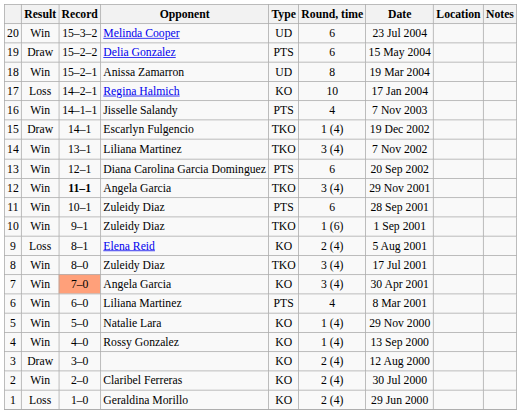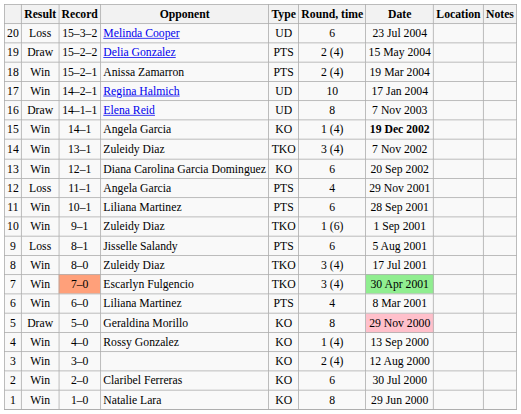(40, 33) Win -> (40, 33) Loss
(332, 52) 6 -> (332, 52) 2 (4)
(284, 72) UD -> (284, 72) PTS
(332, 72) 8 -> (332, 72) 2 (4)
(40, 91) Loss -> (40, 91) Win
(284, 91) KO -> (284, 91) UD
(40, 110) Win -> (40, 110) Draw
(141, 110) Jisselle Salandy -> (129, 110) Elena Reid
(284, 110) PTS -> (284, 110) UD
(332, 110) 4 -> (332, 110) 8
(40, 130) Draw -> (40, 130) Win
(149, 130) Escarlyn Fulgencio -> (137, 130) Angela Garcia
(284, 130) TKO -> (284, 130) KO
(400, 130) normal -> (400, 130) bold
(142, 149) Liliana Martinez -> (134, 149) Zuleidy Diaz
(284, 168) PTS -> (284, 168) KO
(40, 188) Win -> (40, 188) Loss
(80, 188) bold -> (80, 188) normal
(284, 188) TKO -> (284, 188) PTS
(332, 188) 3 (4) -> (332, 188) 4
(134, 207) Zuleidy Diaz -> (142, 207) Liliana Martinez
(129, 245) Elena Reid -> (141, 245) Jisselle Salandy
(284, 245) KO -> (284, 245) PTS
(332, 245) 2 (4) -> (332, 245) 6
(137, 284) Angela Garcia -> (149, 284) Escarlyn Fulgencio
(284, 284) KO -> (284, 284) TKO
(400, 284) no background -> (400, 284) lightgreen background
(40, 323) Win -> (40, 323) Draw
(132, 323) Natalie Lara -> (146, 323) Geraldina Morillo
(332, 323) 1 (4) -> (332, 323) 8
(400, 323) no background -> (400, 323) pink background
(40, 361) Draw -> (40, 361) Win
(332, 381) 2 (4) -> (332, 381) 6
(40, 400) Loss -> (40, 400) Win
(146, 400) Geraldina Morillo -> (132, 400) Natalie Lara
(332, 400) 2 (4) -> (332, 400) 8
